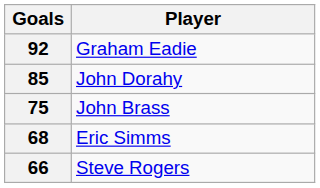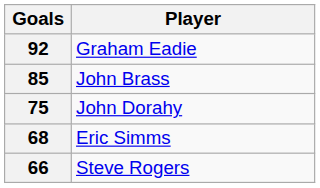(129, 78) John Dorahy -> (123, 78) John Brass
(123, 108) John Brass -> (129, 108) John Dorahy
